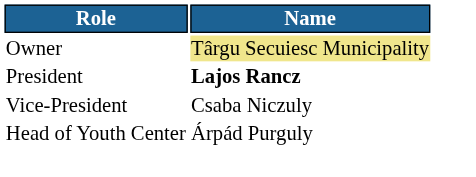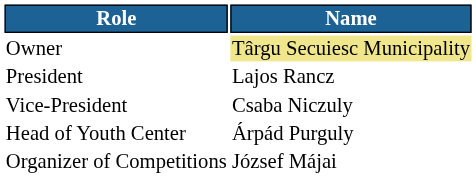(246, 76) bold -> (283, 76) normal
+ row: (116, 161)
